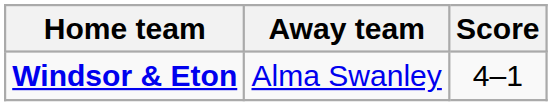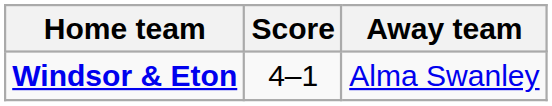columns swapped: (498, 28) <-> (347, 28)
